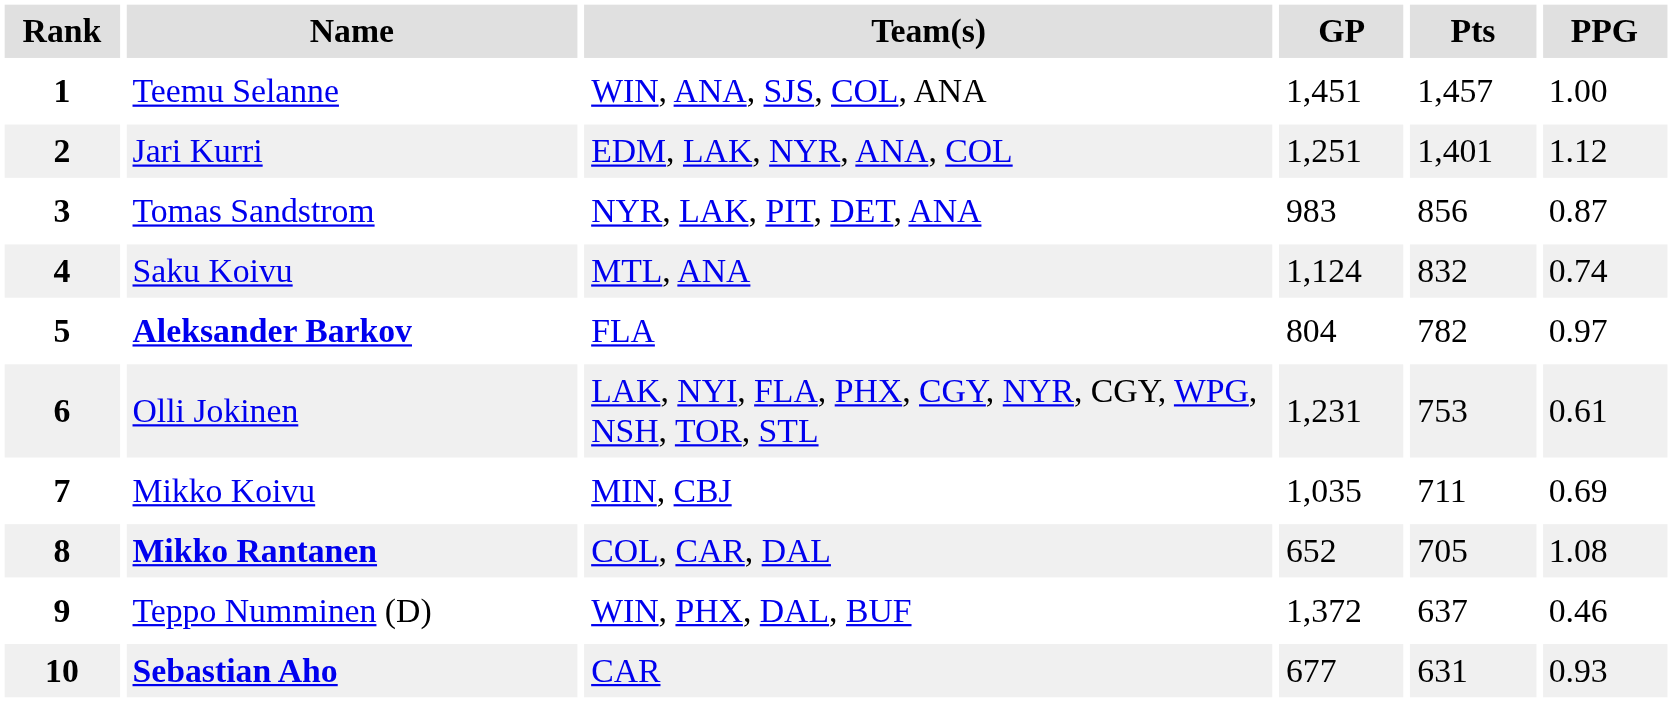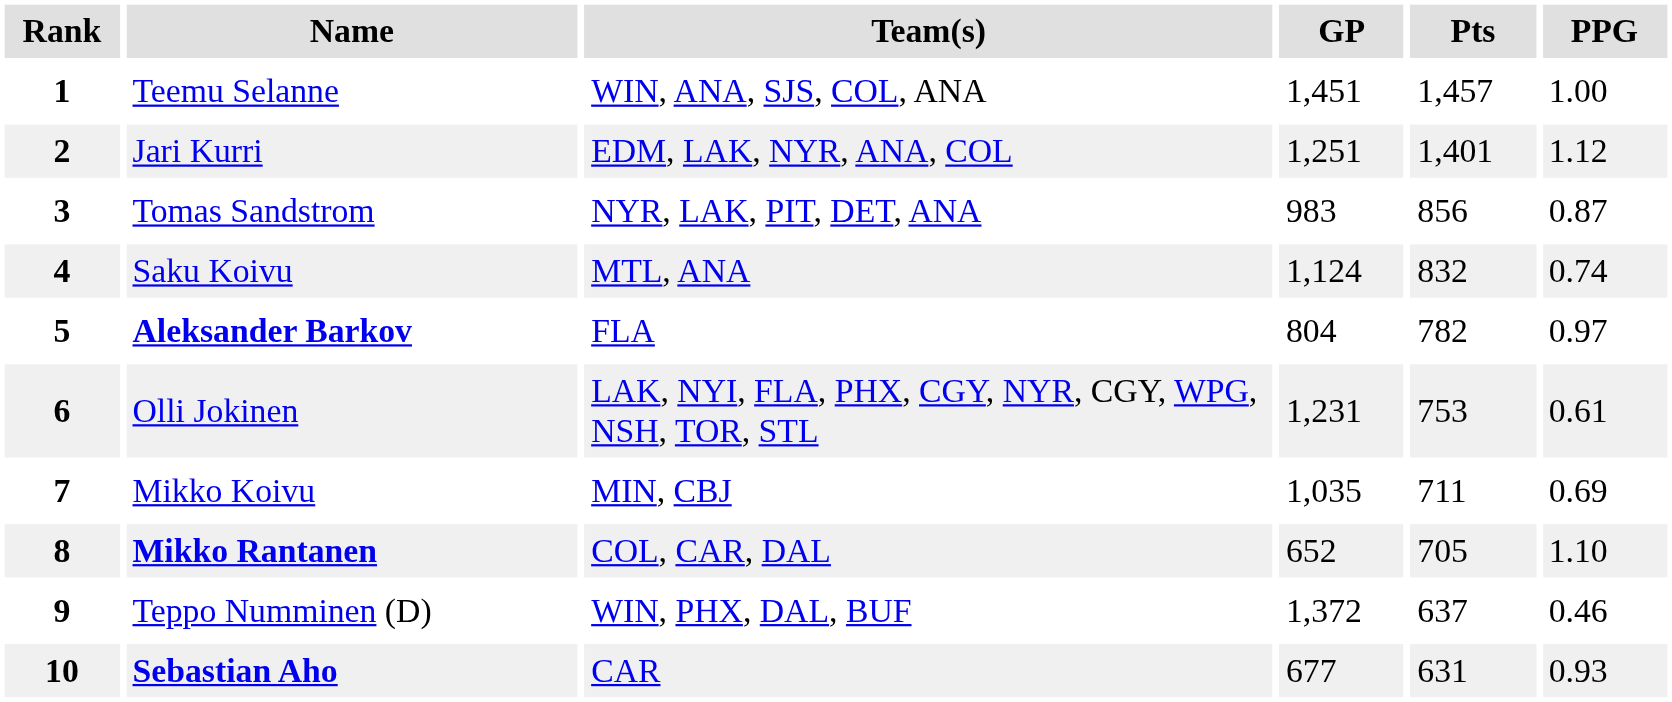(1578, 550) 1.08 -> (1578, 550) 1.10
